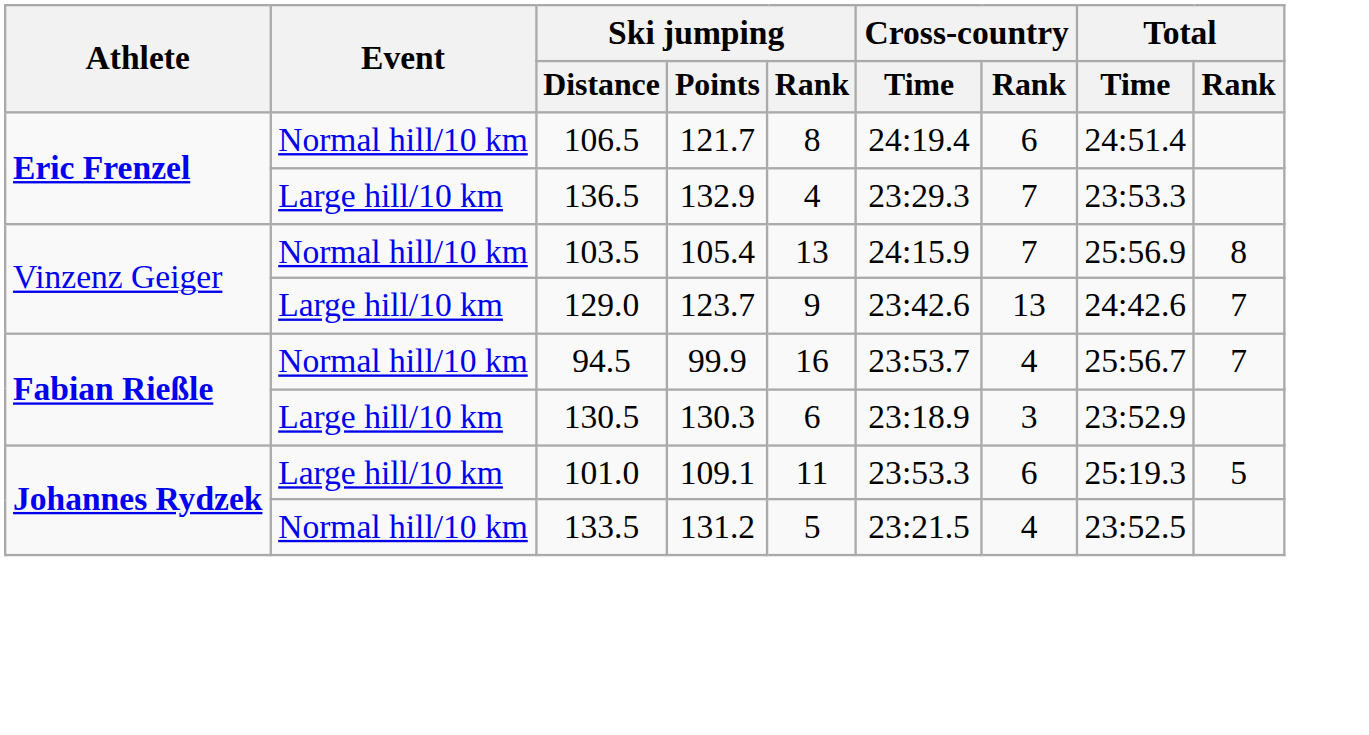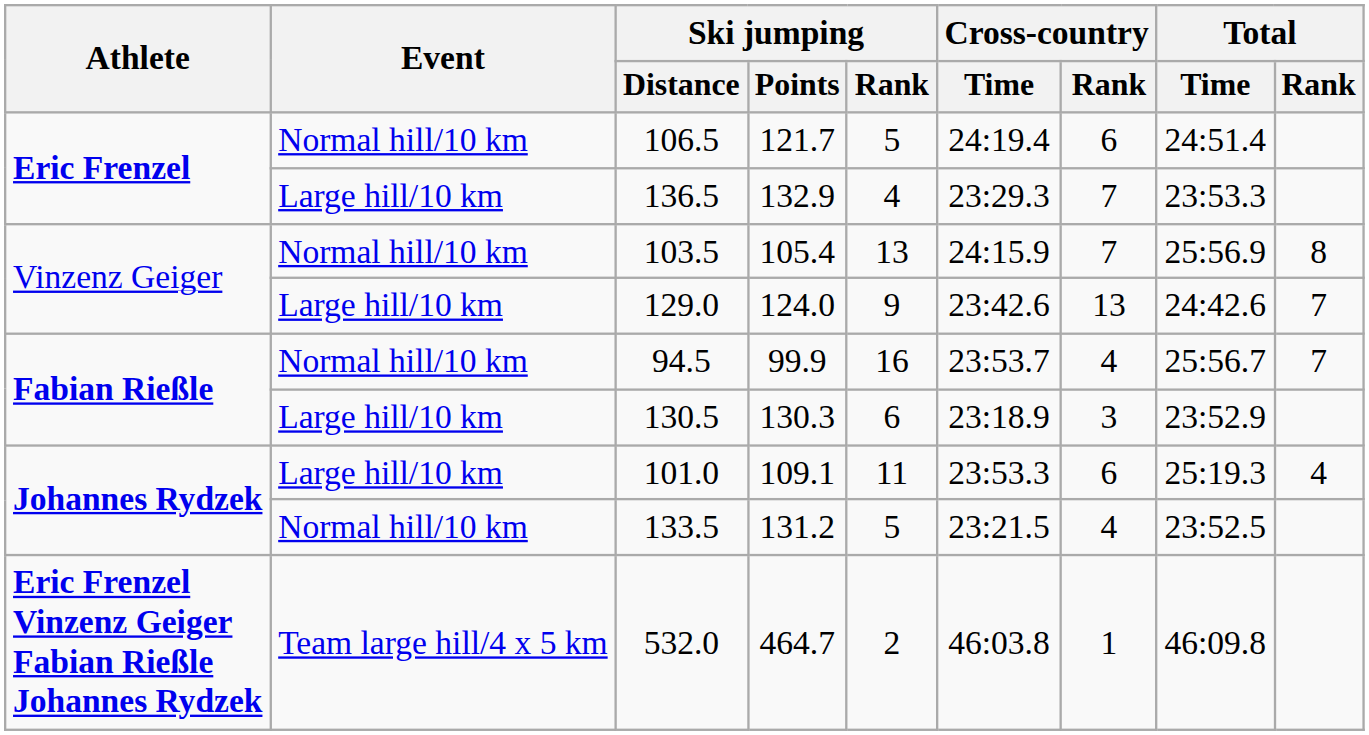(812, 140) 8 -> (892, 140) 5
(717, 306) 123.7 -> (797, 306) 124.0
(1239, 472) 5 -> (1319, 472) 4
+ row: (681, 642)
